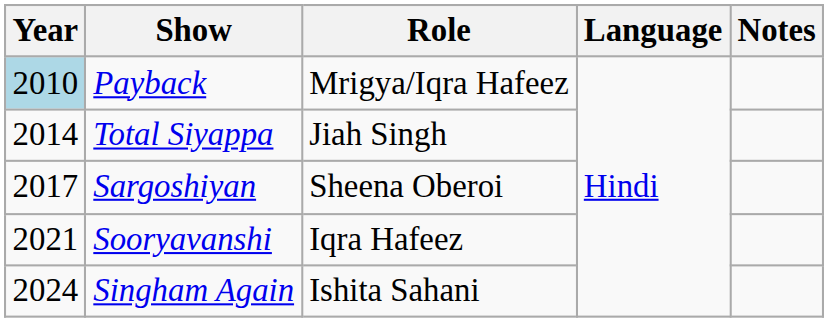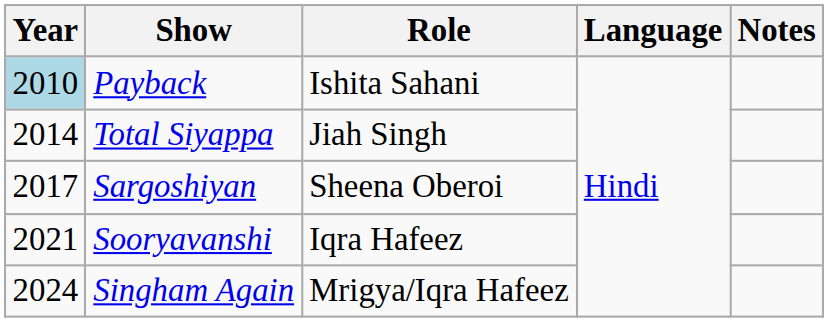(439, 82) Mrigya/Iqra Hafeez -> (394, 82) Ishita Sahani
(394, 290) Ishita Sahani -> (439, 290) Mrigya/Iqra Hafeez
